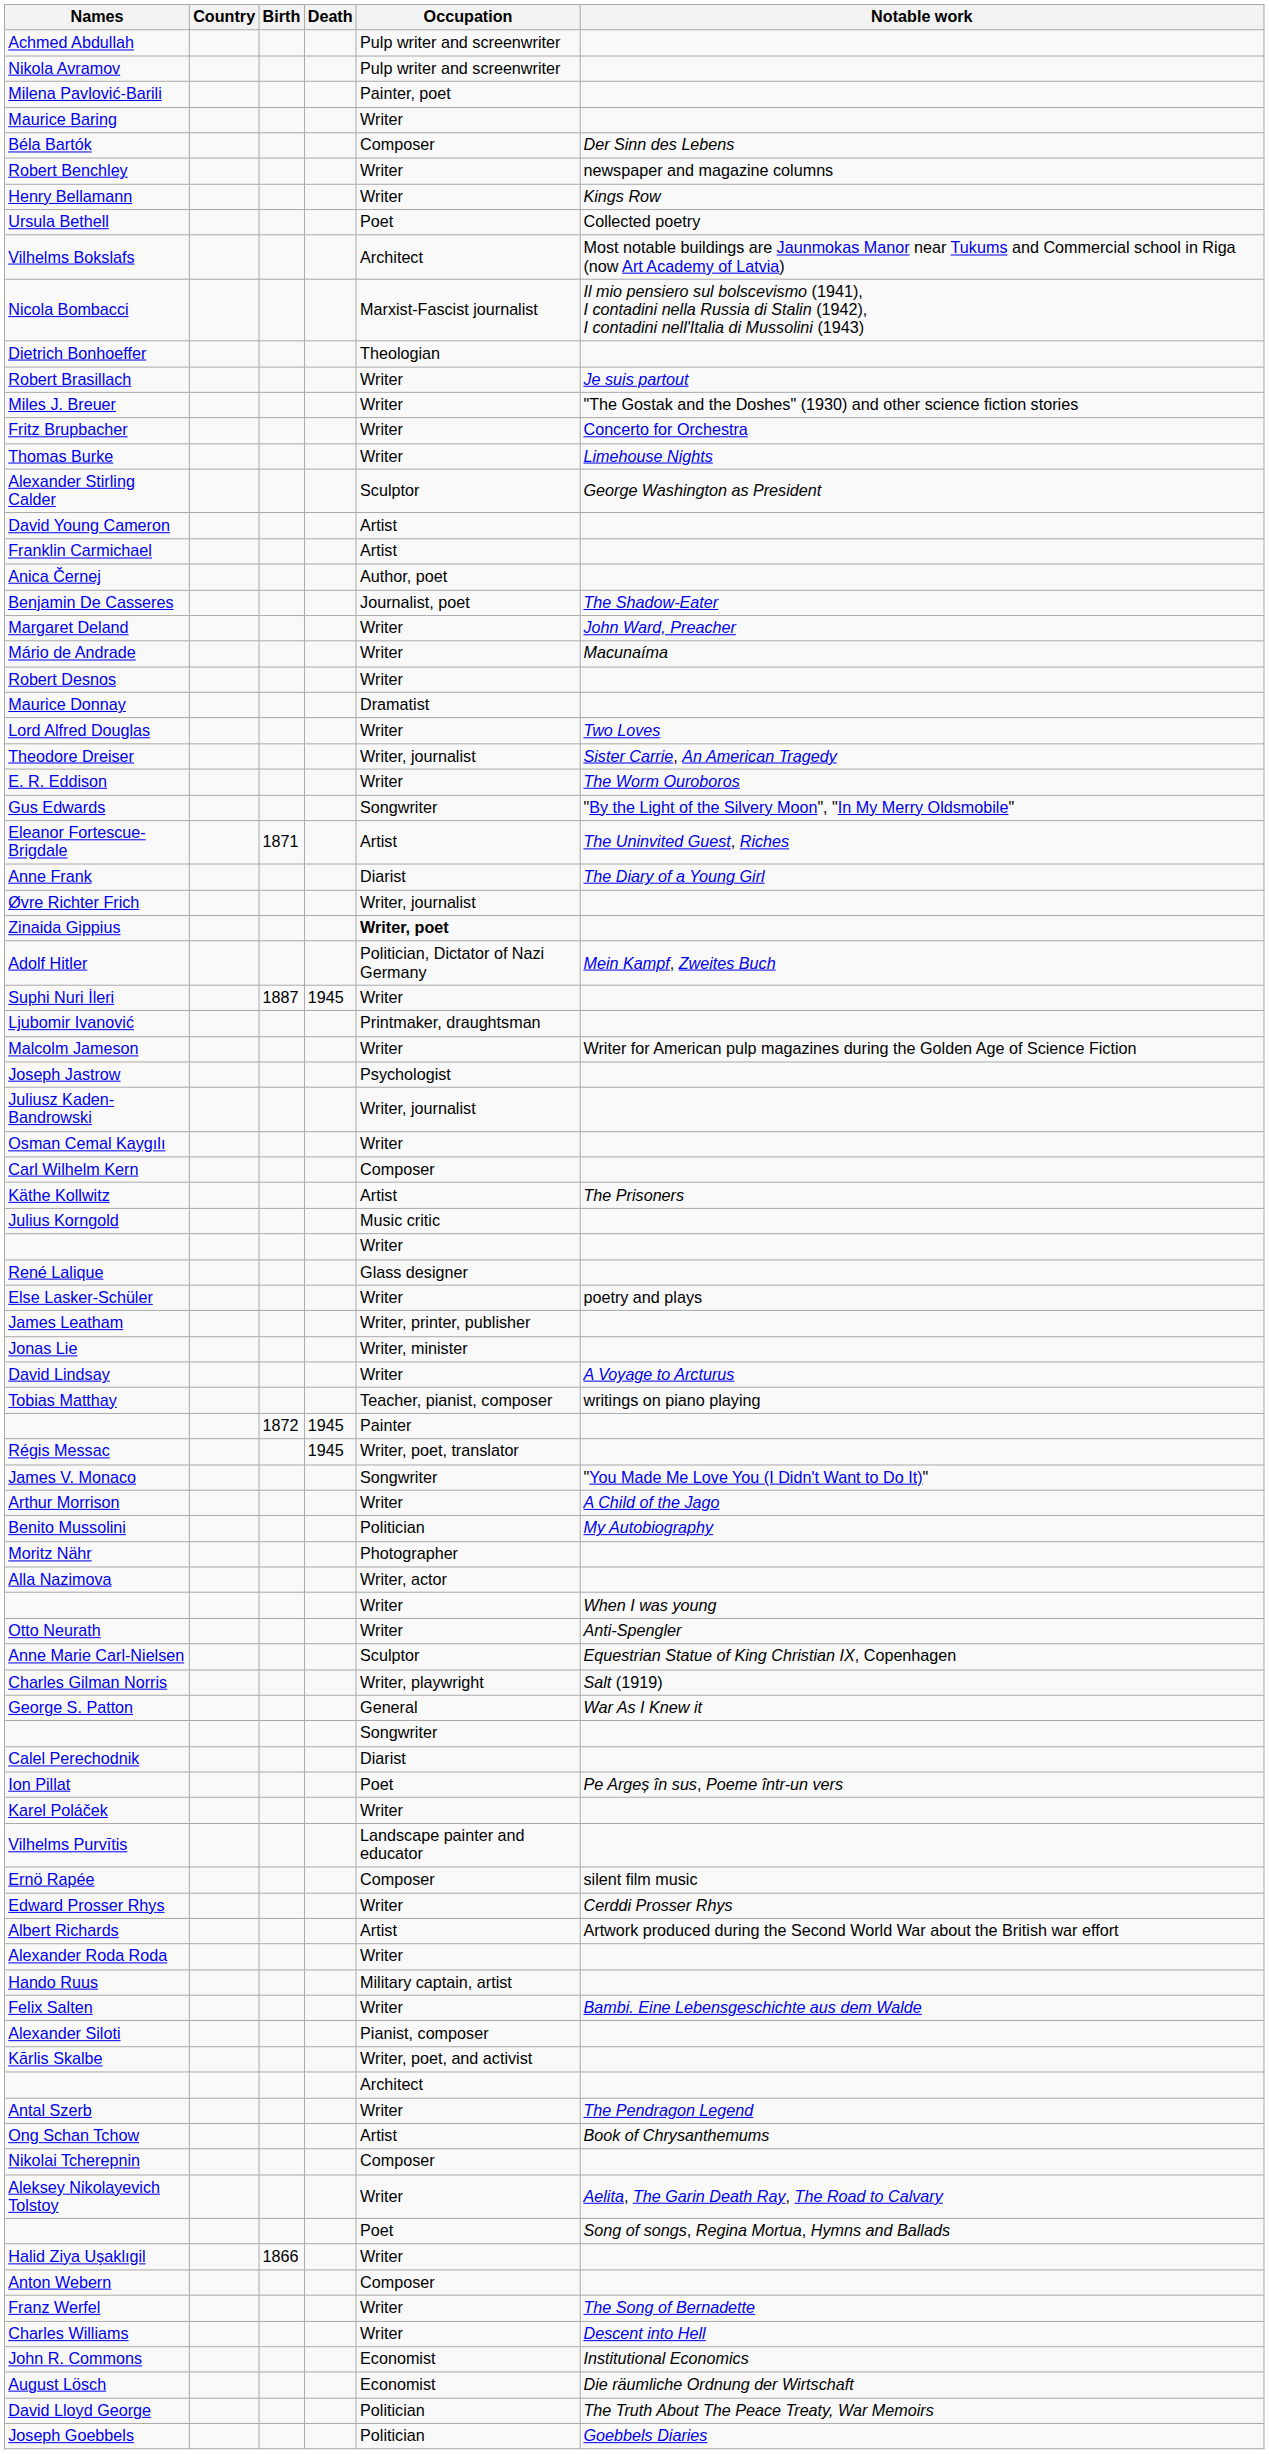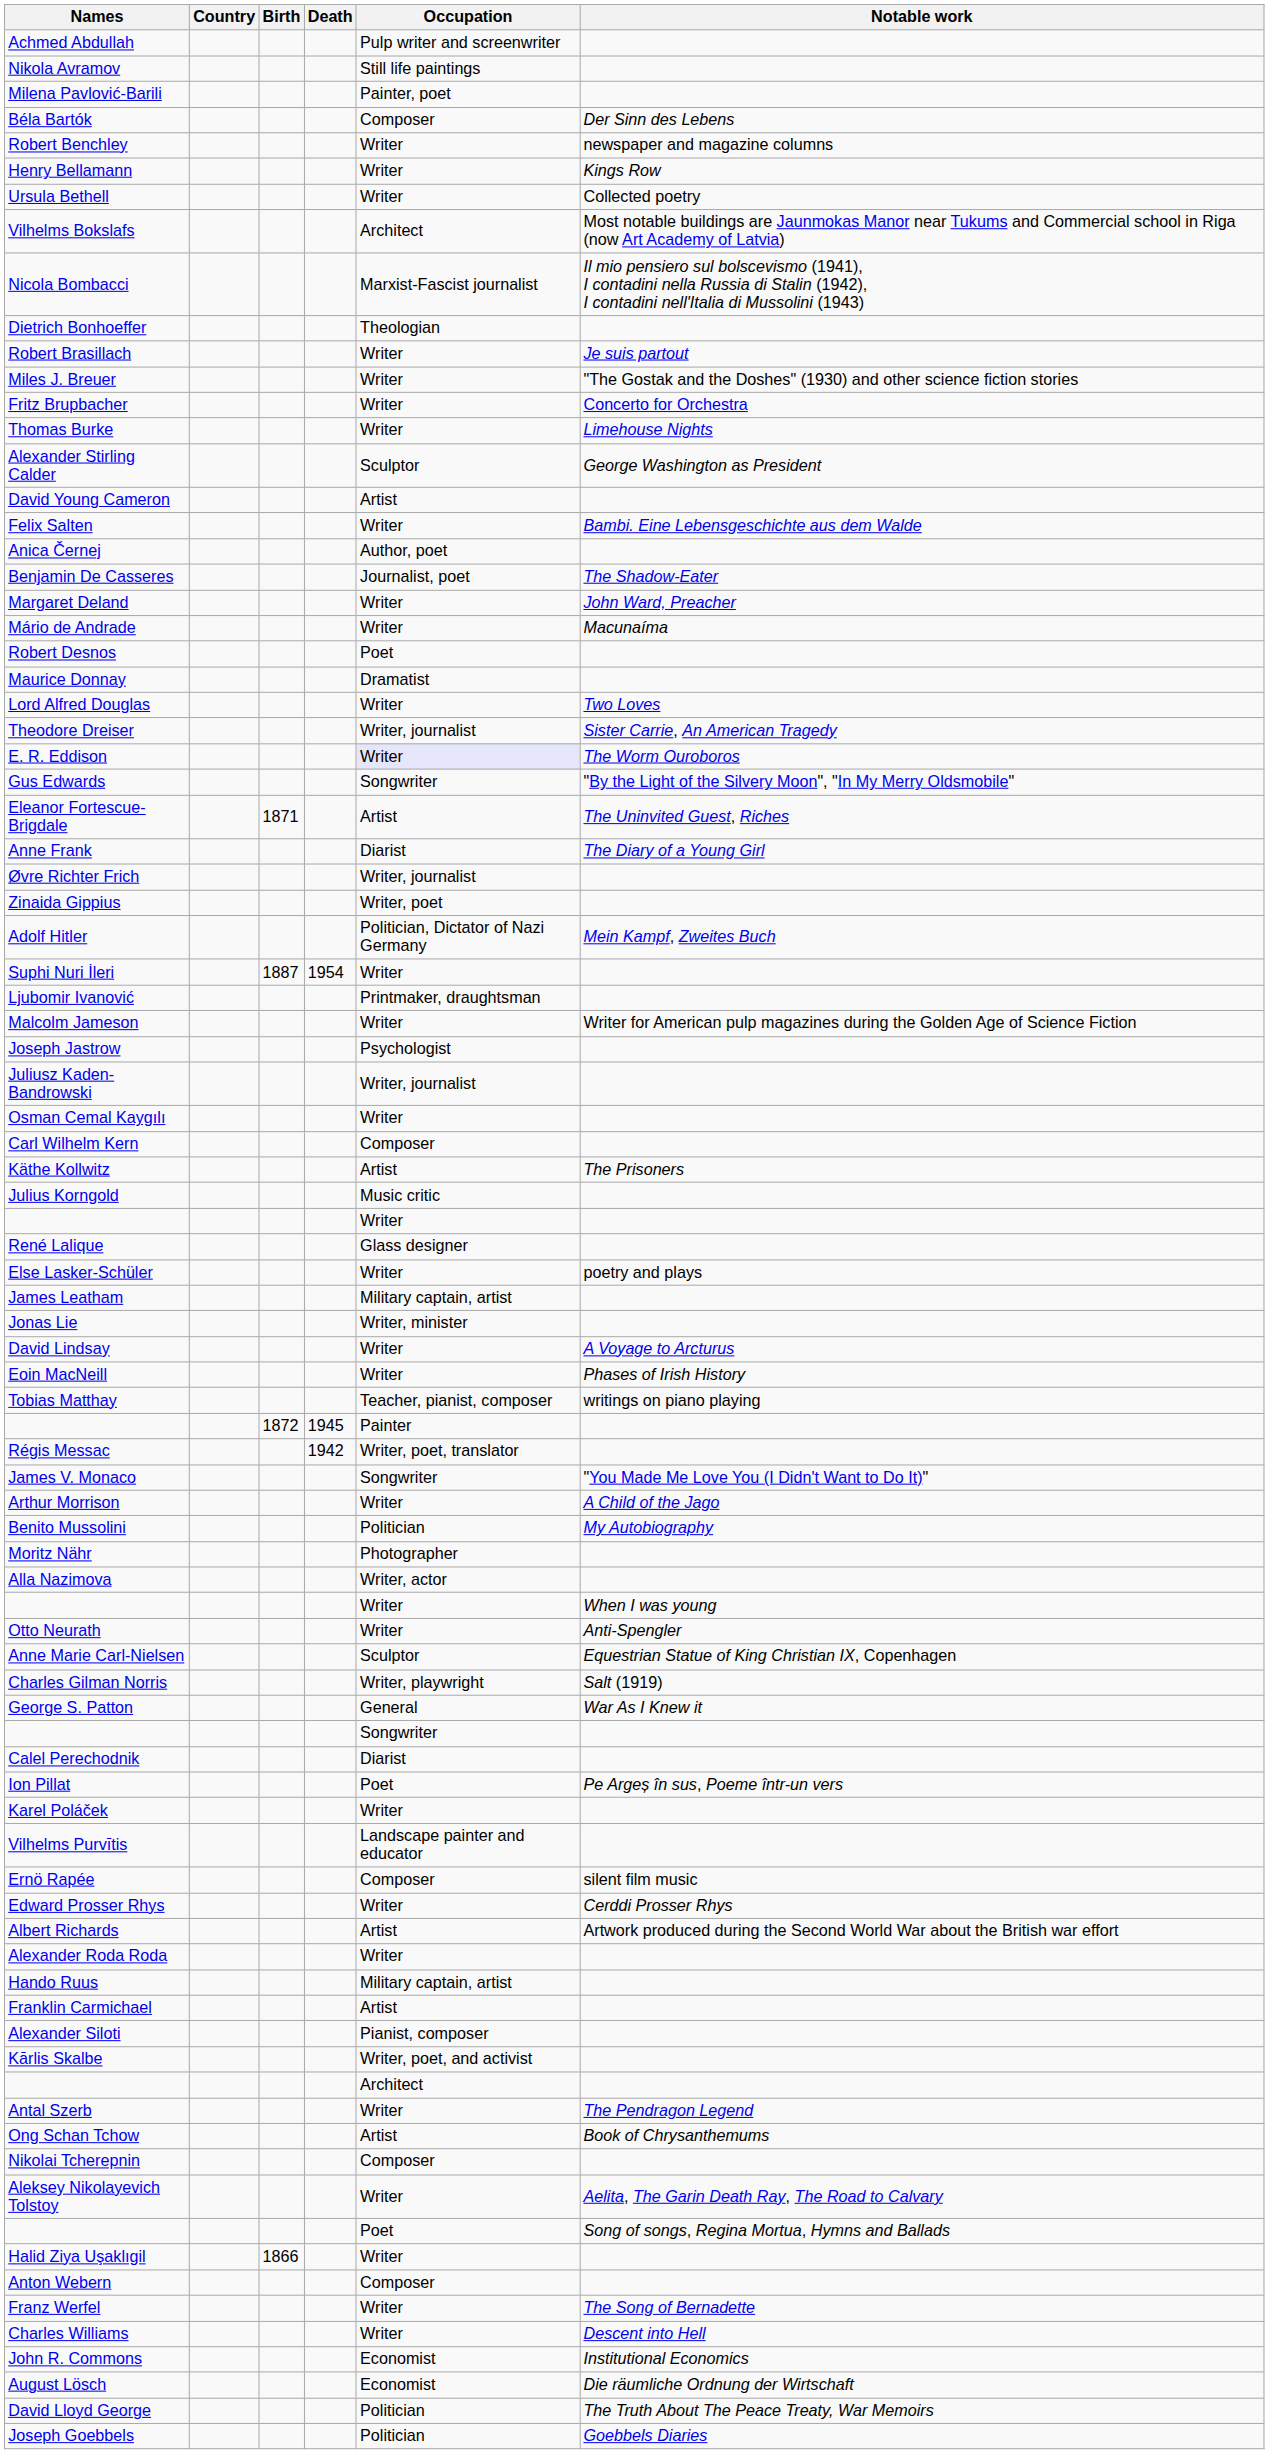(460, 68) Pulp writer and screenwriter -> (420, 68) Still life paintings
- row: (63, 119)
(377, 222) Poet -> (381, 196) Writer
rows swapped: (80, 551) <-> (50, 2008)
(381, 679) Writer -> (377, 653) Poet
(381, 782) no background -> (381, 756) lavender background
(404, 928) bold -> (401, 902) normal
(326, 997) 1945 -> (326, 972) 1954
(445, 1323) Writer, printer, publisher -> (436, 1297) Military captain, artist
+ row: (58, 1374)
(326, 1451) 1945 -> (326, 1451) 1942
